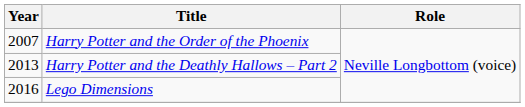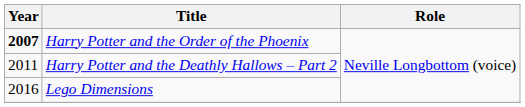(23, 41) normal -> (23, 41) bold
(23, 65) 2013 -> (23, 65) 2011
